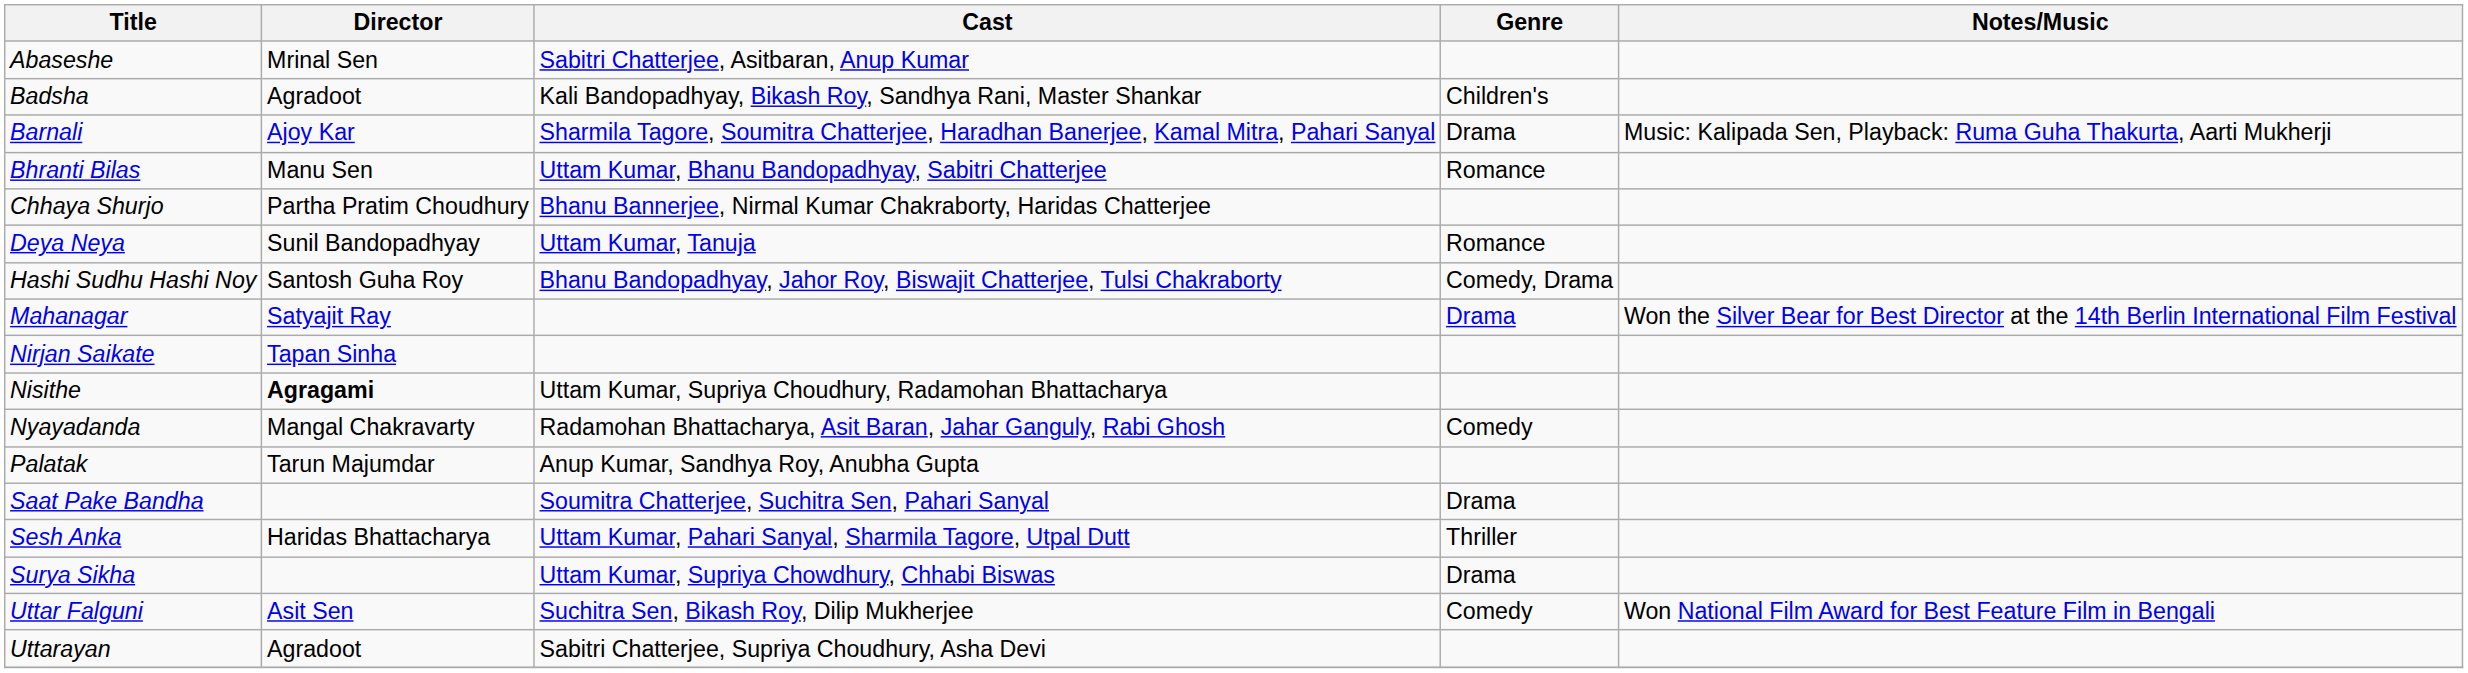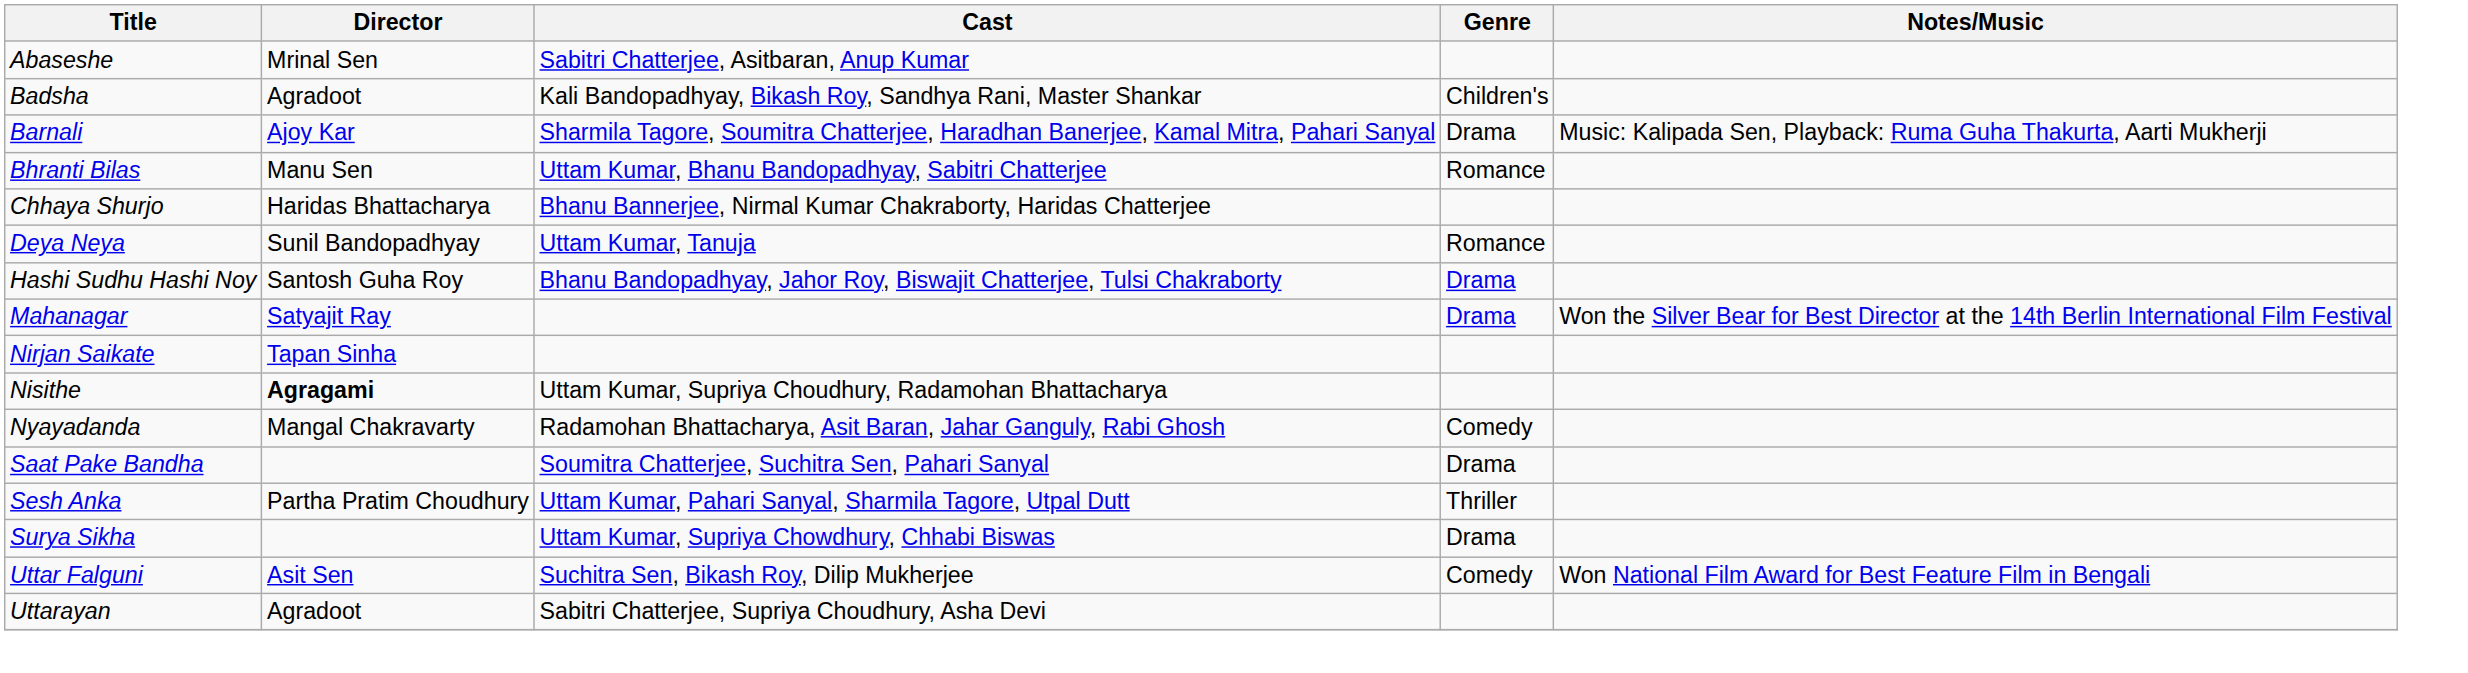(398, 206) Partha Pratim Choudhury -> (379, 206) Haridas Bhattacharya
(1530, 280) Comedy, Drama -> (1481, 280) Drama
- row: (49, 464)
(379, 538) Haridas Bhattacharya -> (398, 501) Partha Pratim Choudhury
